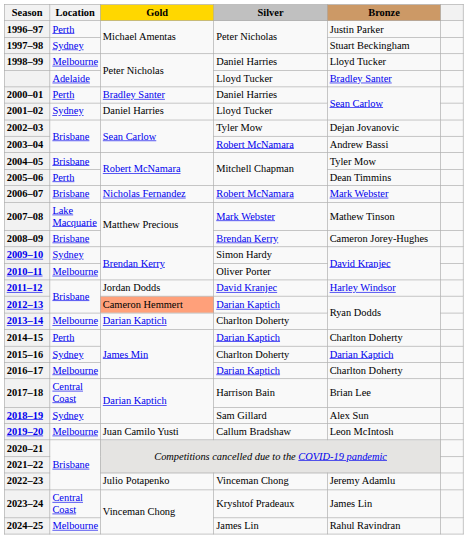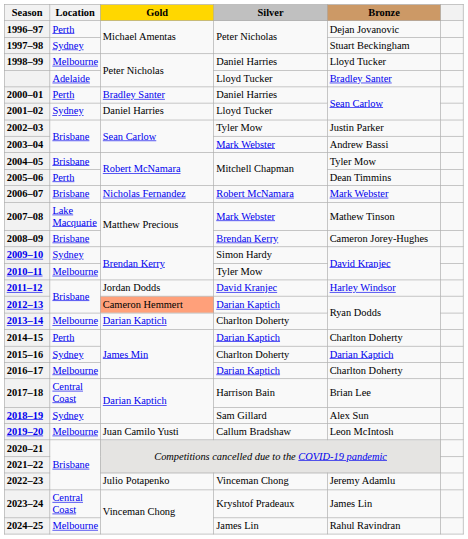(357, 29) Justin Parker -> (364, 29) Dejan Jovanovic
(364, 128) Dejan Jovanovic -> (357, 128) Justin Parker
(255, 144) Robert McNamara -> (246, 144) Mark Webster
(244, 271) Oliver Porter -> (239, 271) Tyler Mow
